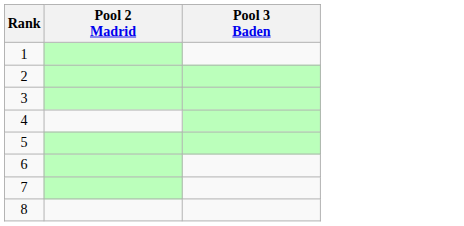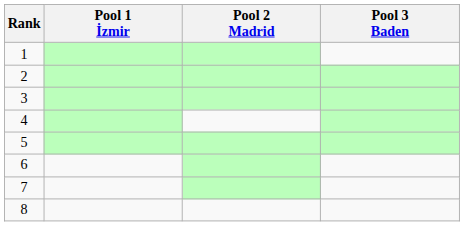+ column: (113, 23)
